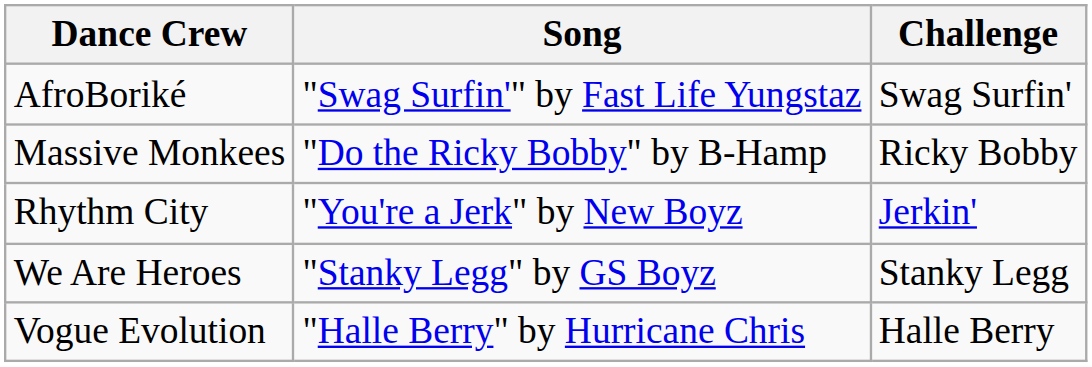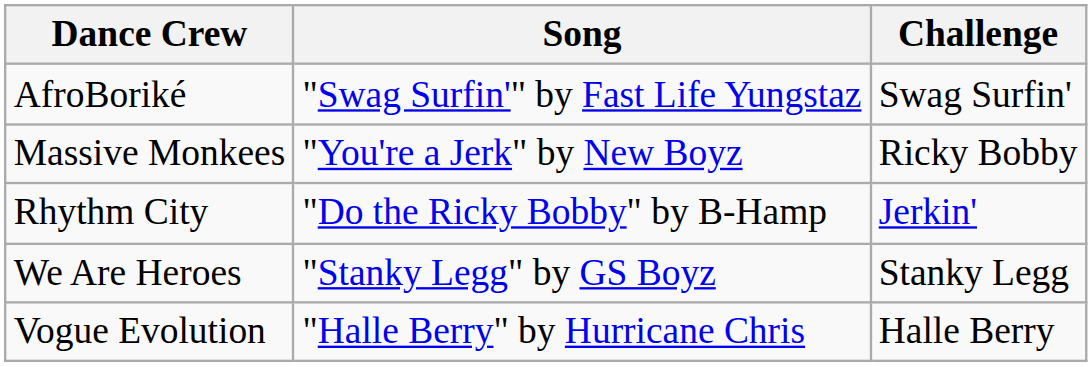(565, 152) "Do the Ricky Bobby" by B-Hamp -> (523, 152) "You're a Jerk" by New Boyz
(523, 212) "You're a Jerk" by New Boyz -> (565, 212) "Do the Ricky Bobby" by B-Hamp
